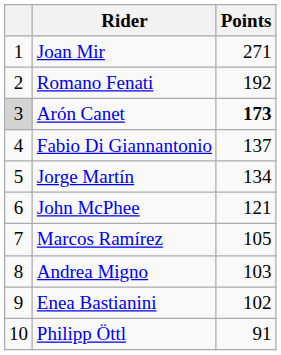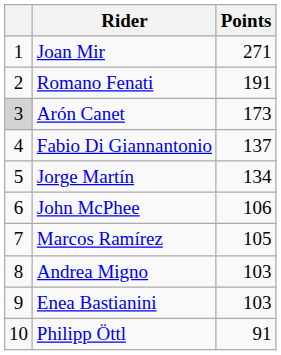(257, 83) 192 -> (257, 83) 191
(257, 114) bold -> (257, 114) normal
(257, 208) 121 -> (257, 208) 106
(257, 302) 102 -> (257, 302) 103
